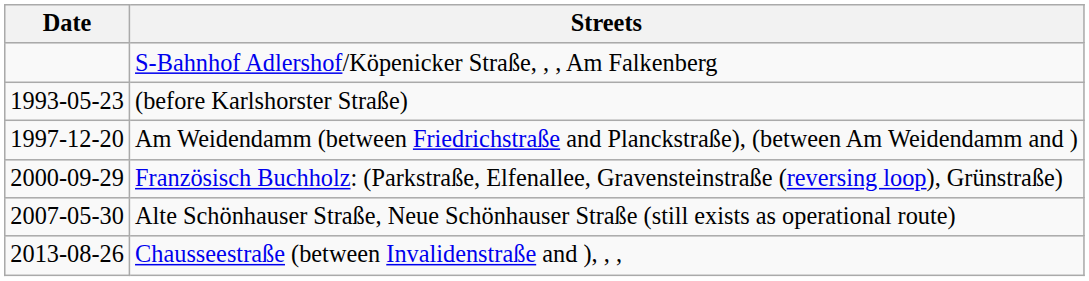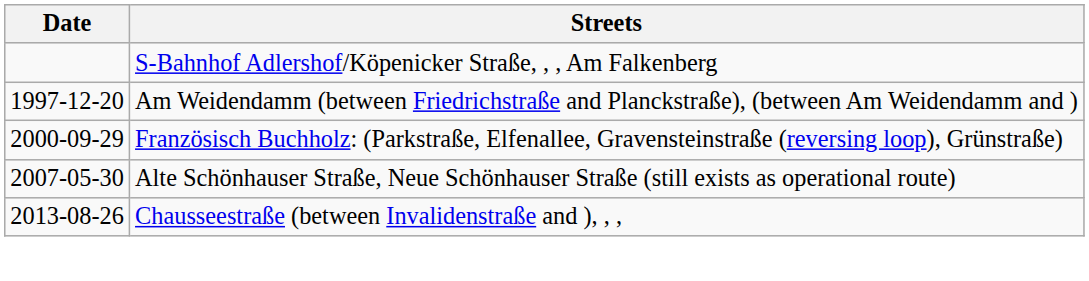- row: (271, 100)
